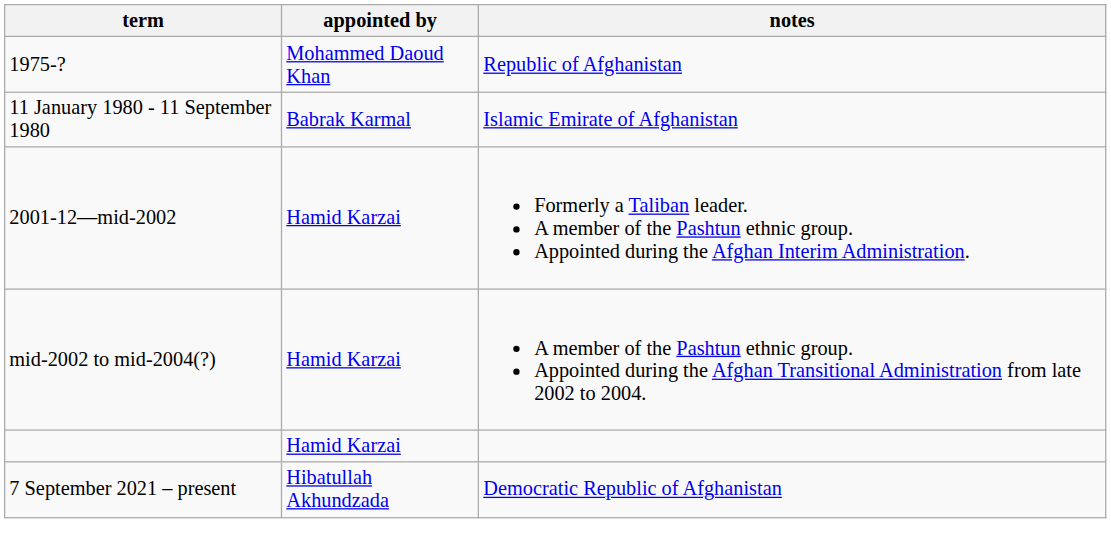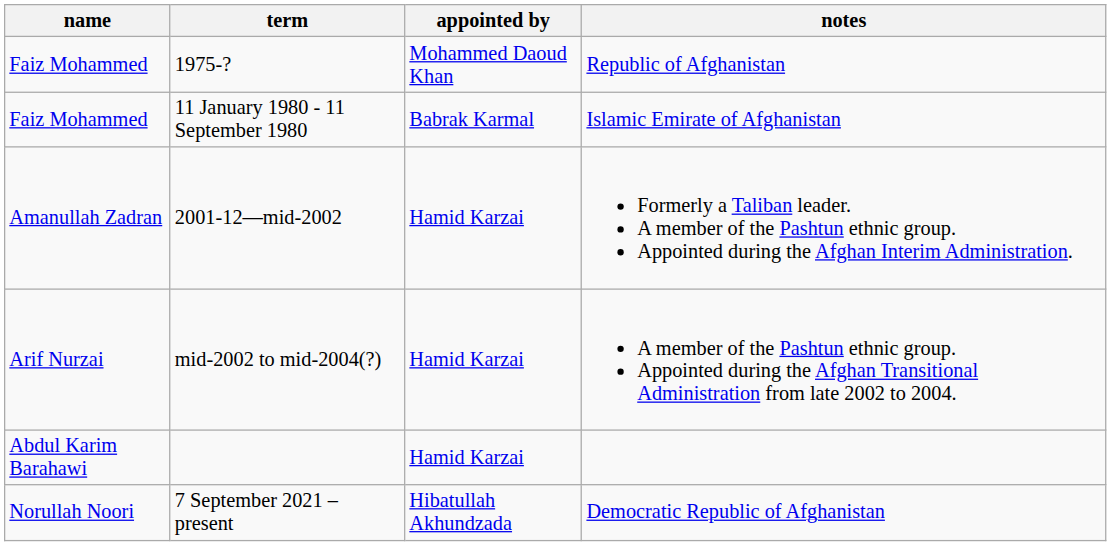+ column: (87, 20)
